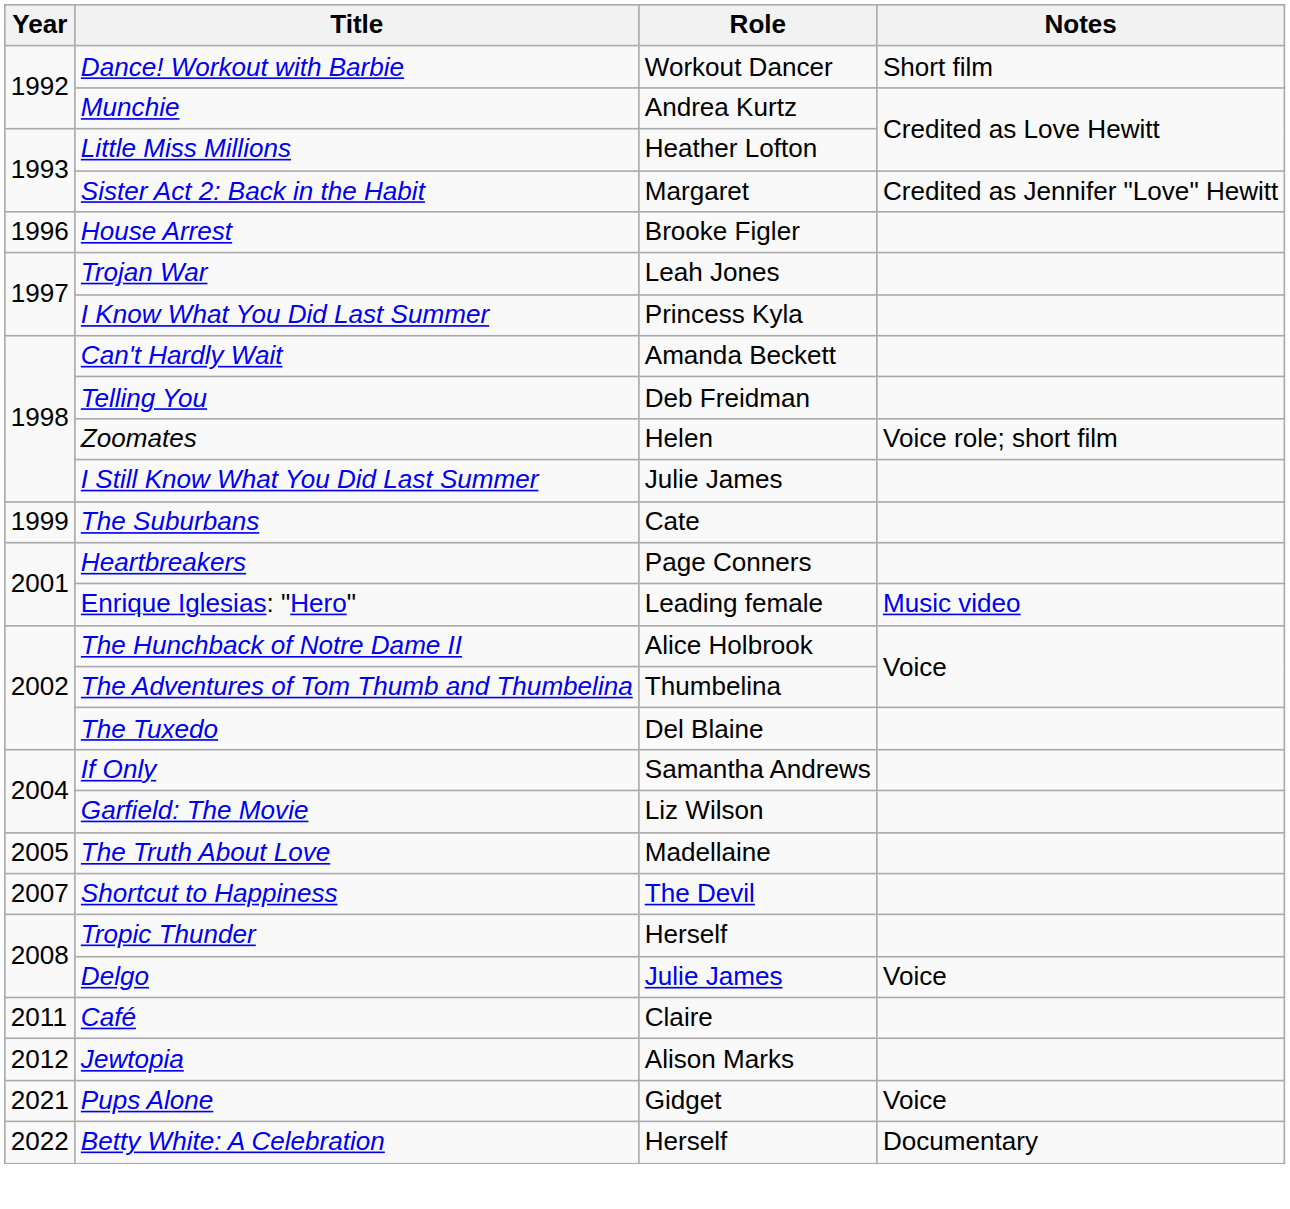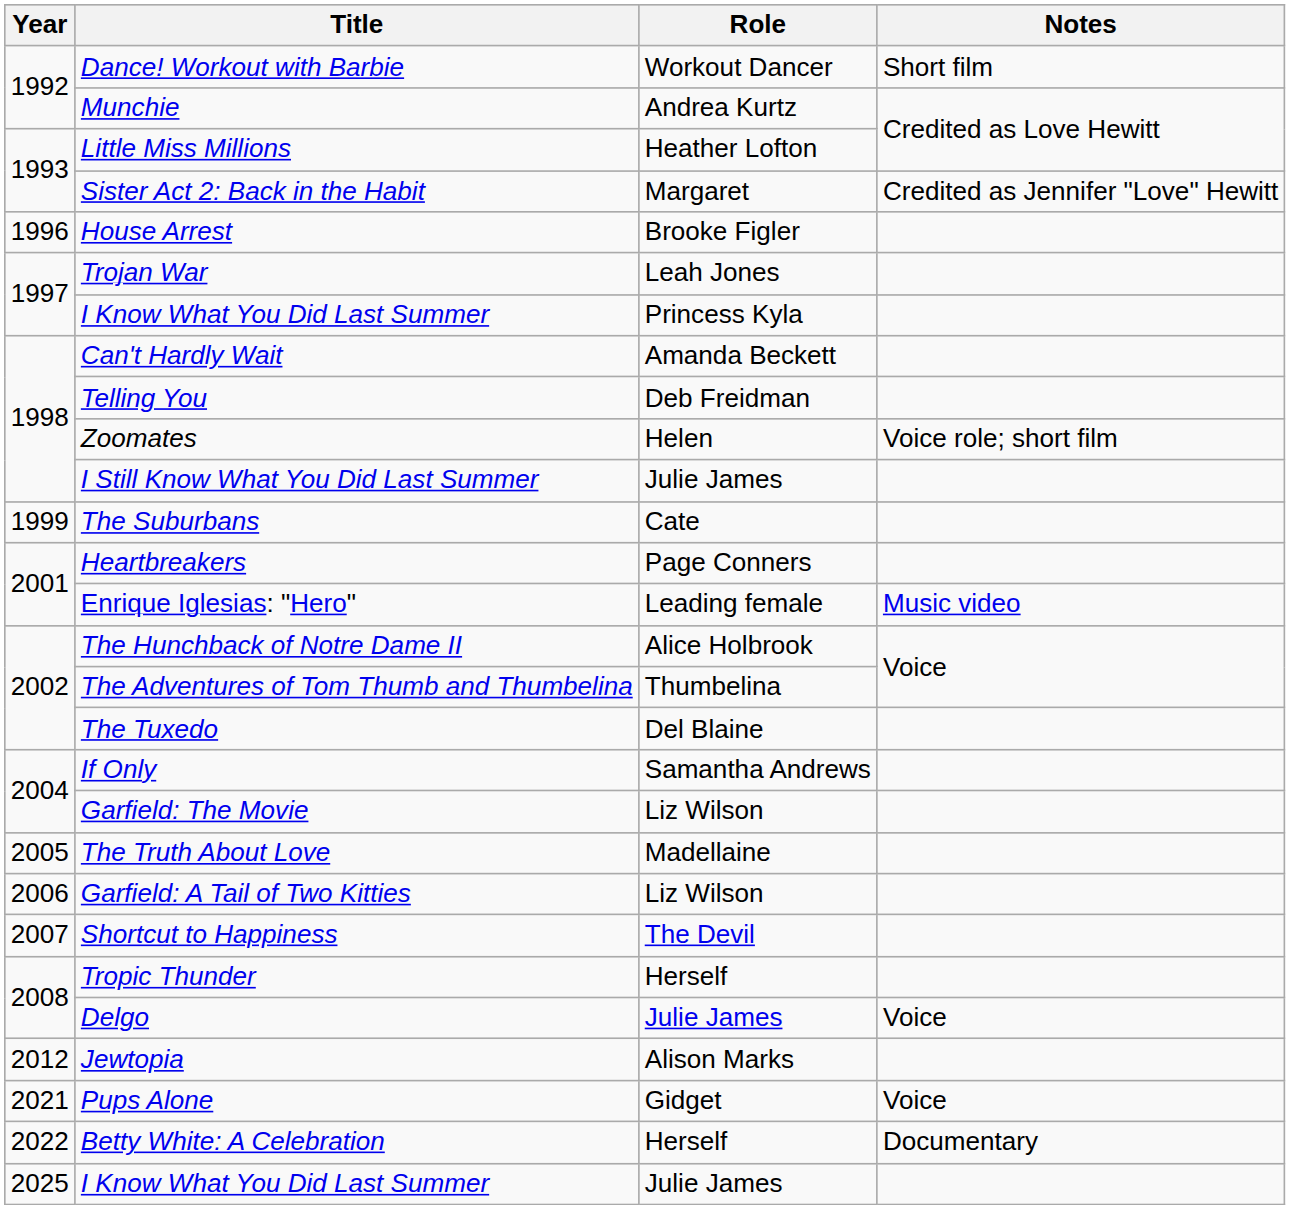+ row: (40, 893)
- row: (39, 1017)
+ row: (40, 1183)
